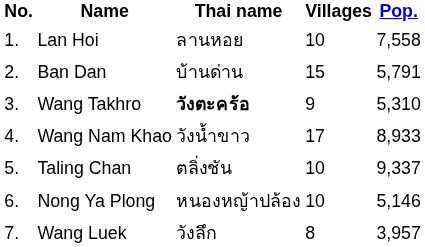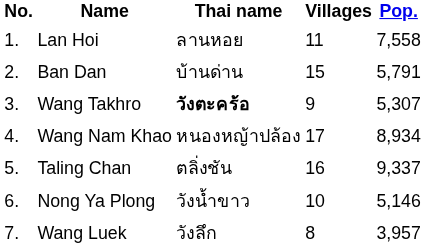(315, 39) 10 -> (314, 39) 11
(399, 103) 5,310 -> (399, 103) 5,307
(213, 136) วังน้ำขาว -> (239, 136) หนองหญ้าปล้อง
(399, 136) 8,933 -> (399, 136) 8,934
(315, 168) 10 -> (315, 168) 16
(239, 201) หนองหญ้าปล้อง -> (213, 201) วังน้ำขาว
